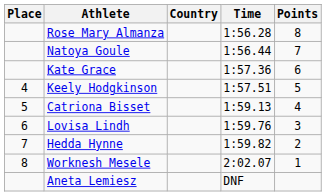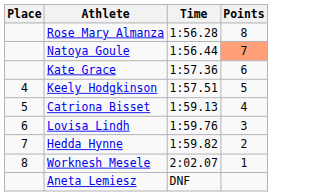- column: (194, 14)
(298, 51) no background -> (244, 51) lightsalmon background
